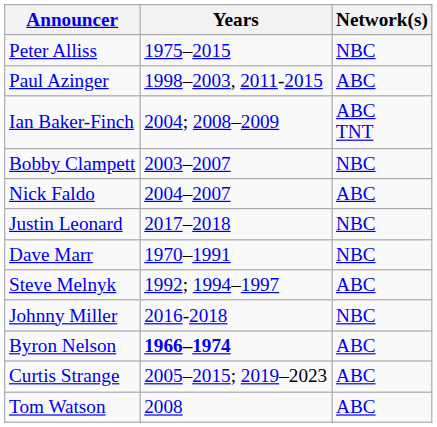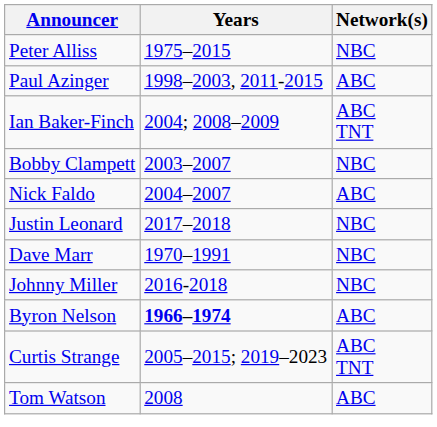- row: (63, 284)
(356, 376) ABC -> (356, 356) ABC TNT
